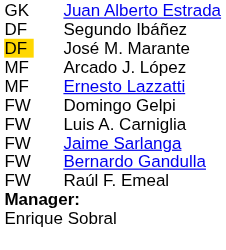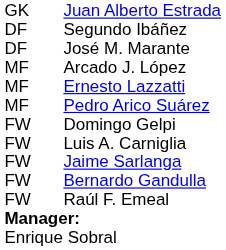(16, 48) gold background -> (16, 48) no background
+ row: (137, 105)
